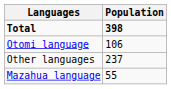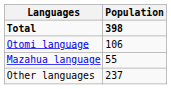rows swapped: (54, 76) <-> (51, 60)
